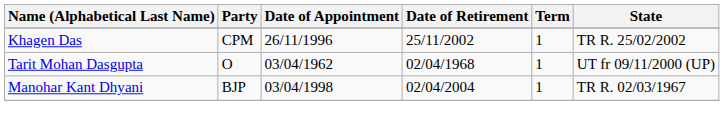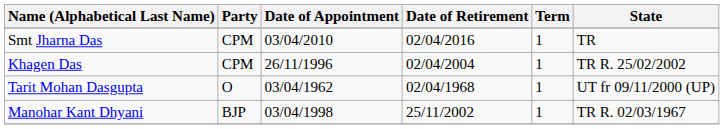+ row: (55, 40)
(440, 40) 25/11/2002 -> (440, 64) 02/04/2004
(440, 87) 02/04/2004 -> (440, 111) 25/11/2002
